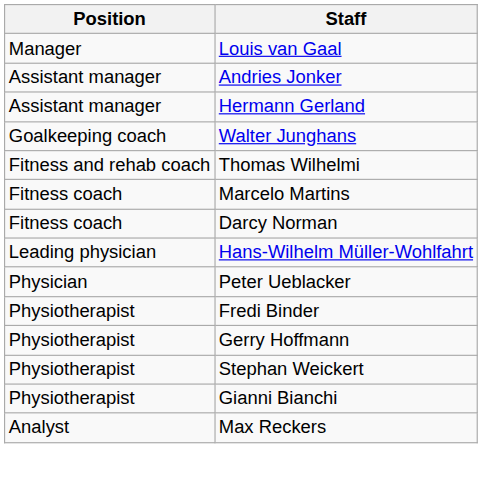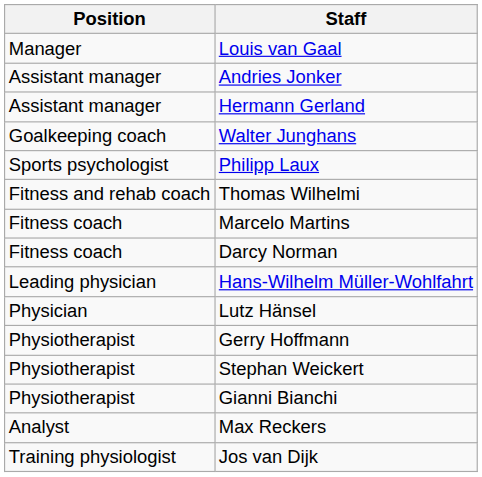+ row: (269, 164)
+ row: (267, 310)
- row: (285, 281)
- row: (269, 310)
+ row: (268, 456)
